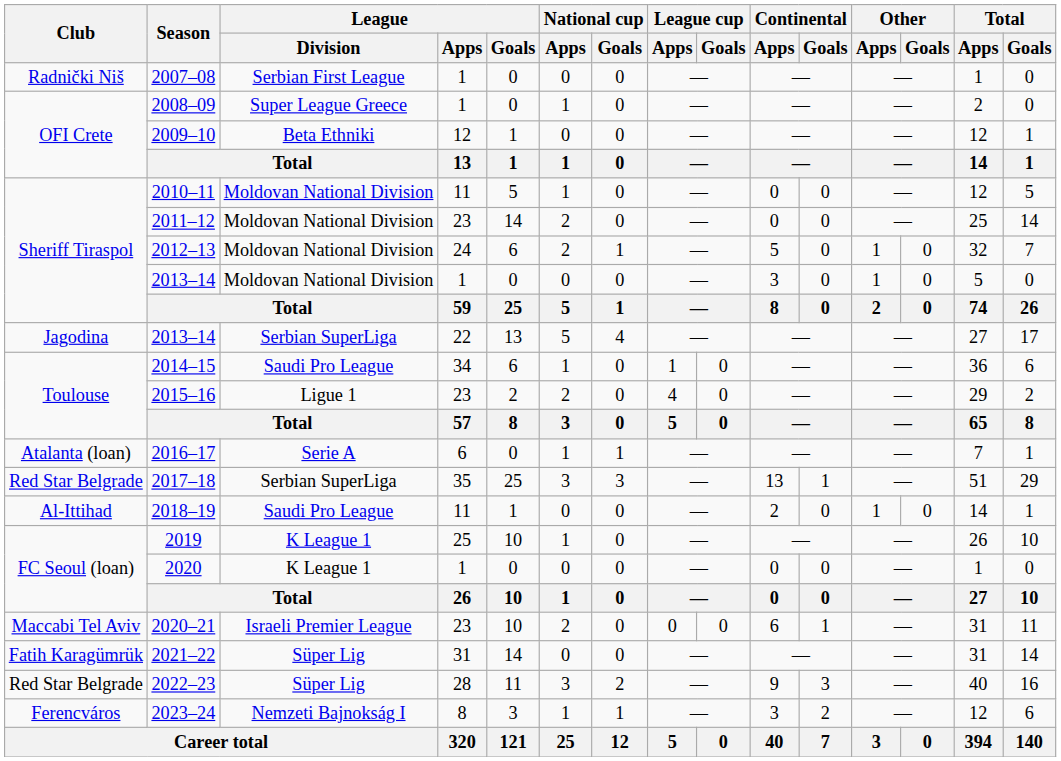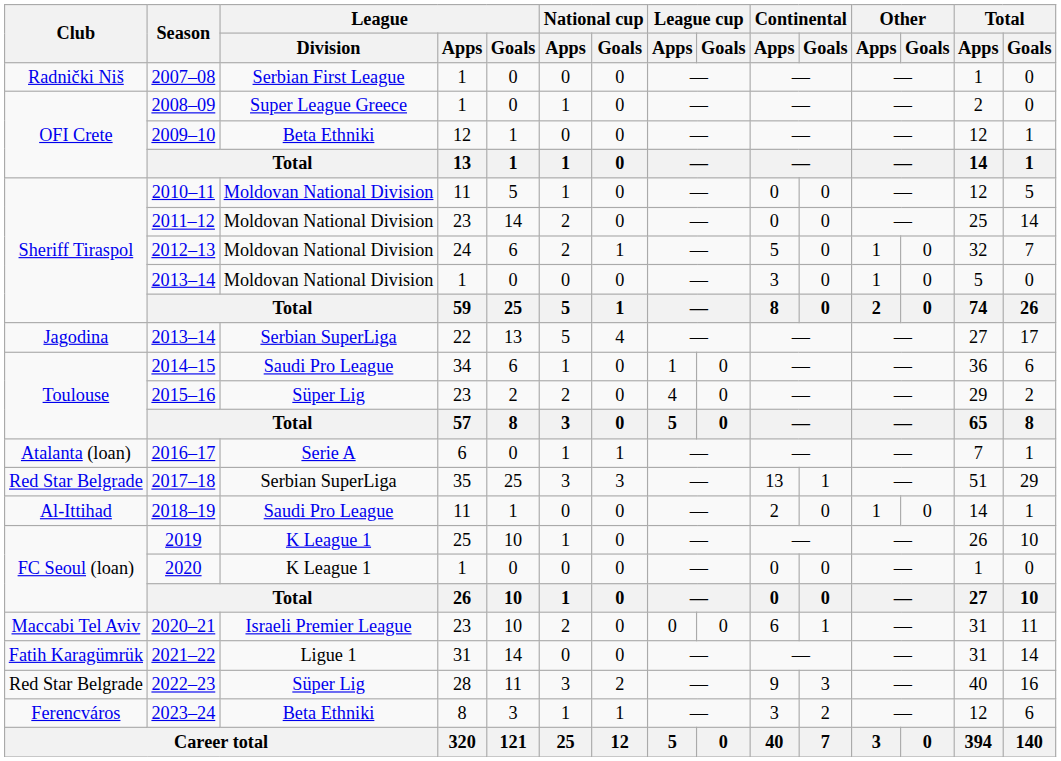(329, 395) Ligue 1 -> (329, 395) Süper Lig
(329, 655) Süper Lig -> (329, 655) Ligue 1
(329, 713) Nemzeti Bajnokság I -> (329, 713) Beta Ethniki
